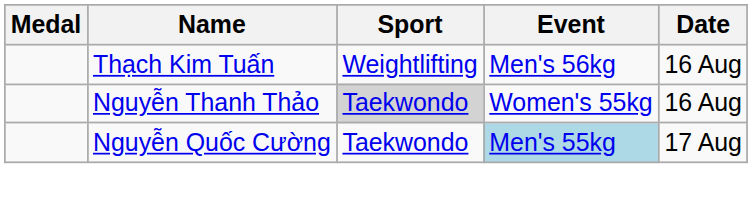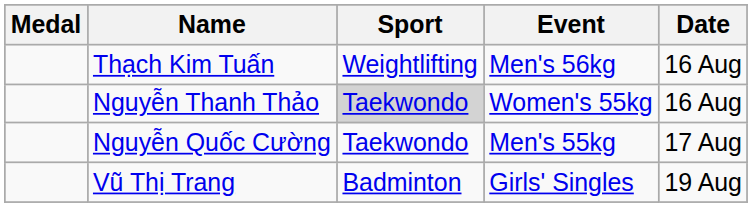(553, 143) lightblue background -> (553, 143) no background
+ row: (164, 182)
